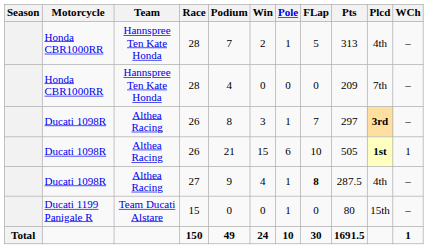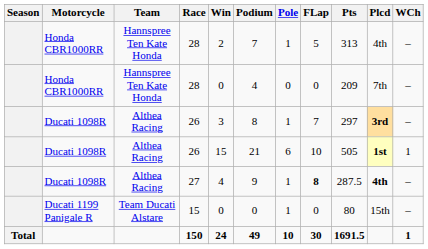columns swapped: (263, 13) <-> (229, 13)
(380, 181) normal -> (380, 181) bold
